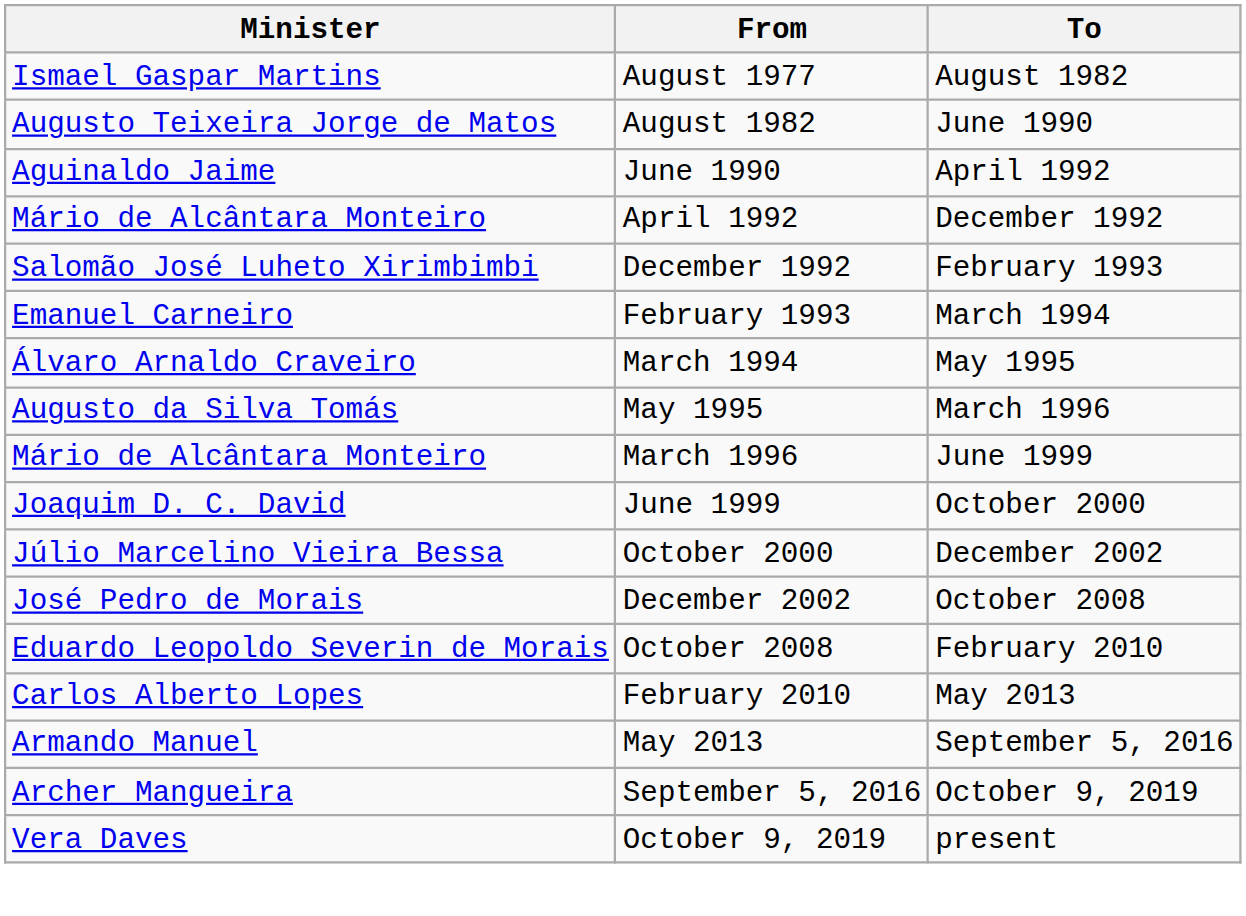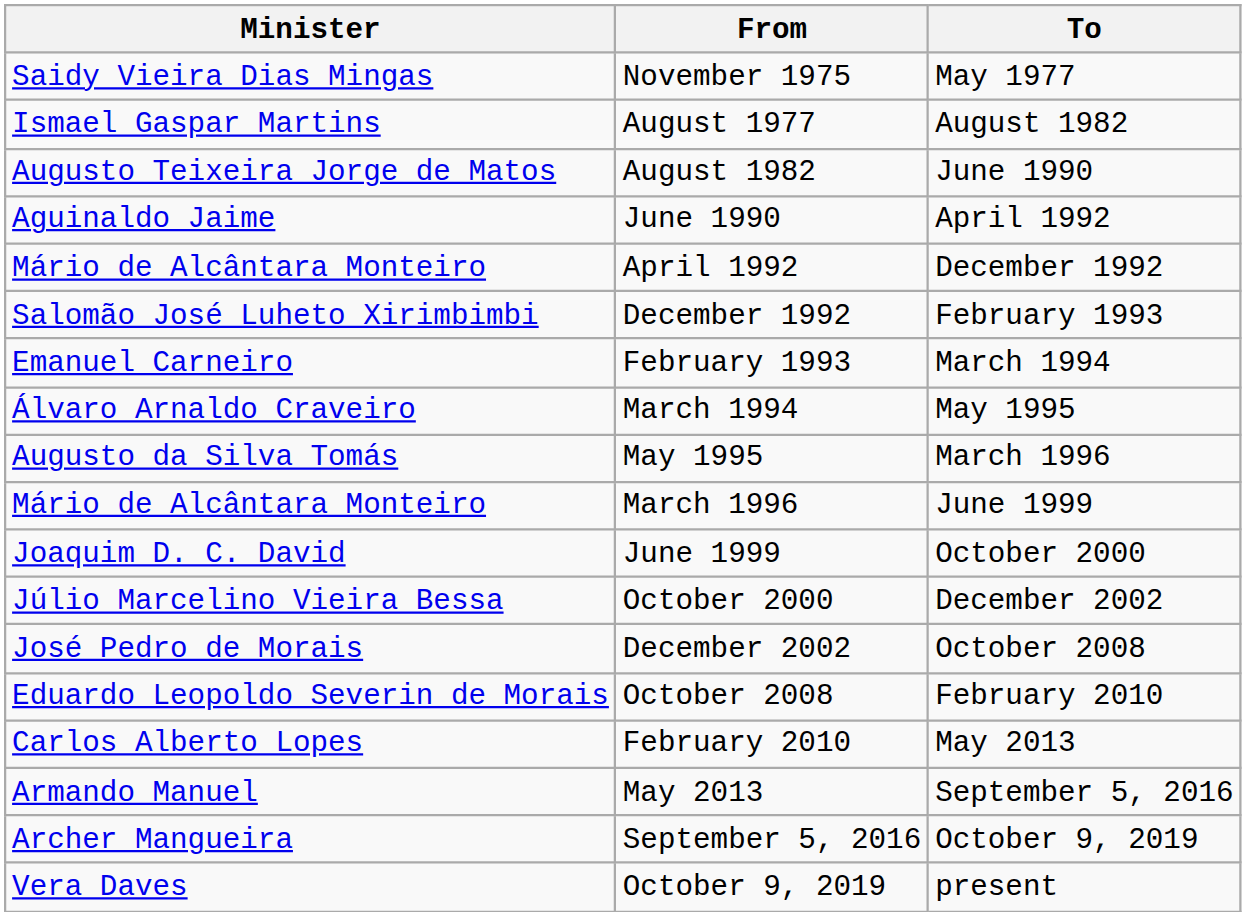+ row: (737, 77)
